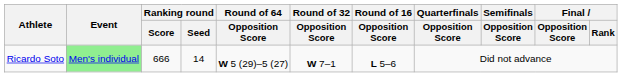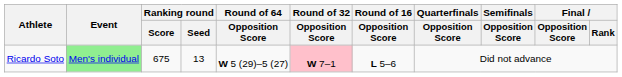(161, 59) 666 -> (161, 59) 675
(199, 59) 14 -> (199, 59) 13
(321, 64) no background -> (321, 64) pink background
